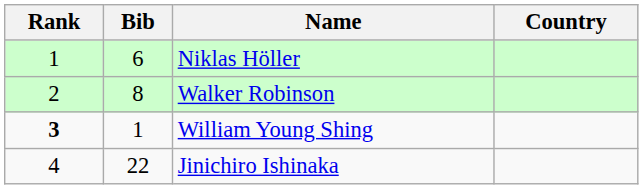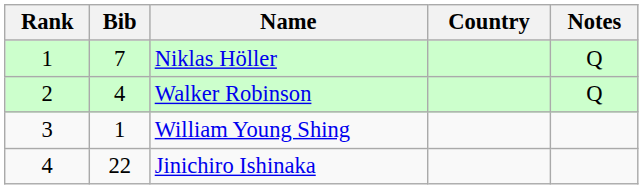+ column: (594, 22)
(138, 58) 6 -> (120, 58) 7
(138, 93) 8 -> (120, 93) 4
(54, 129) bold -> (47, 129) normal
